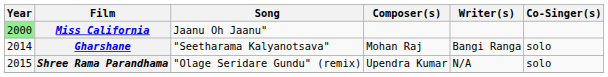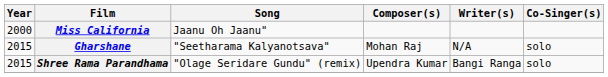(19, 30) lightgreen background -> (19, 30) no background
(19, 47) 2014 -> (19, 47) 2015
(487, 47) Bangi Ranga -> (462, 47) N/A
(462, 64) N/A -> (487, 64) Bangi Ranga
